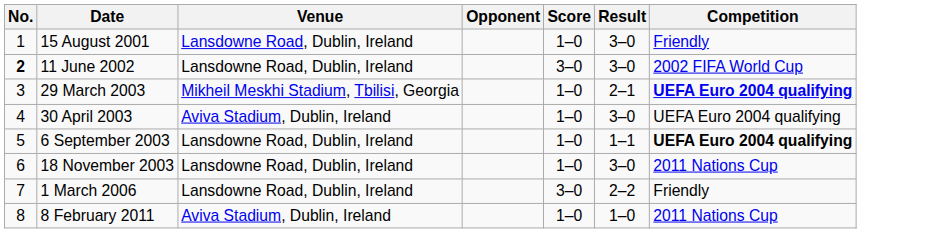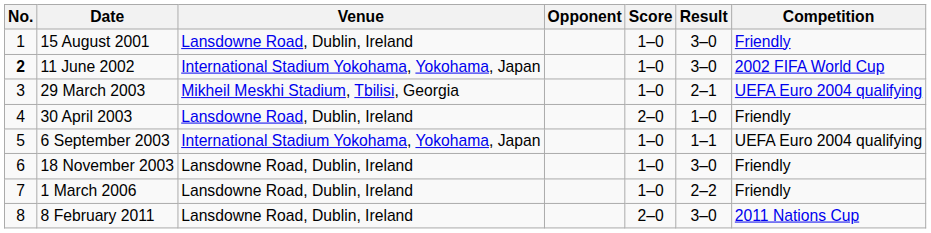(297, 66) Lansdowne Road, Dublin, Ireland -> (361, 66) International Stadium Yokohama, Yokohama, Japan
(569, 66) 3–0 -> (651, 66) 1–0
(753, 91) bold -> (829, 91) normal
(286, 116) Aviva Stadium, Dublin, Ireland -> (297, 116) Lansdowne Road, Dublin, Ireland
(569, 116) 1–0 -> (651, 116) 2–0
(622, 116) 3–0 -> (704, 116) 1–0
(747, 116) UEFA Euro 2004 qualifying -> (763, 116) Friendly
(297, 141) Lansdowne Road, Dublin, Ireland -> (361, 141) International Stadium Yokohama, Yokohama, Japan
(753, 141) bold -> (829, 141) normal
(716, 166) 2011 Nations Cup -> (763, 166) Friendly
(569, 191) 3–0 -> (651, 191) 1–0
(286, 215) Aviva Stadium, Dublin, Ireland -> (297, 215) Lansdowne Road, Dublin, Ireland
(569, 215) 1–0 -> (651, 215) 2–0
(622, 215) 1–0 -> (704, 215) 3–0
